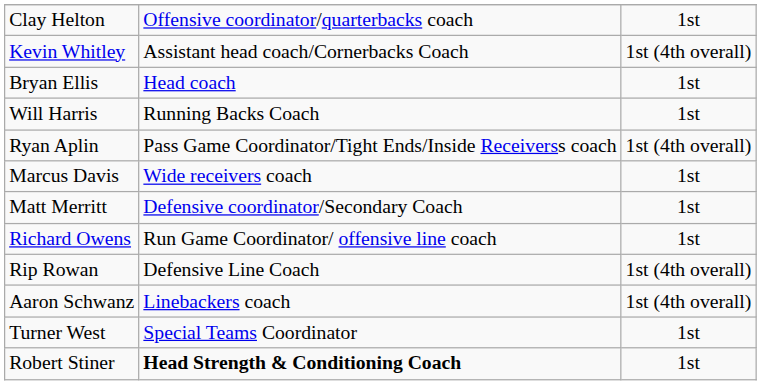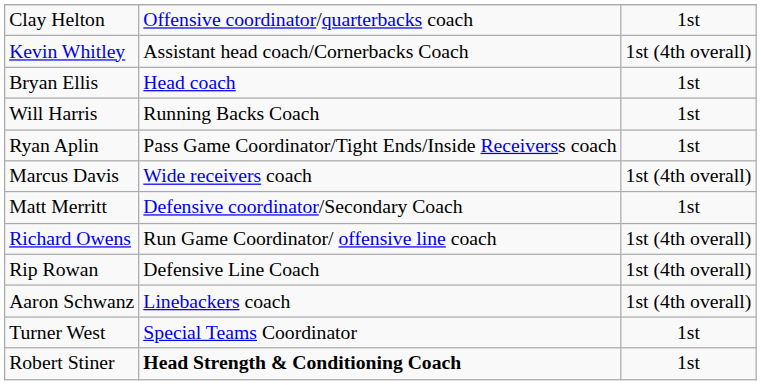(688, 144) 1st (4th overall) -> (688, 144) 1st
(688, 176) 1st -> (688, 176) 1st (4th overall)
(688, 238) 1st -> (688, 238) 1st (4th overall)
